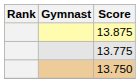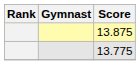- row: (115, 69)
